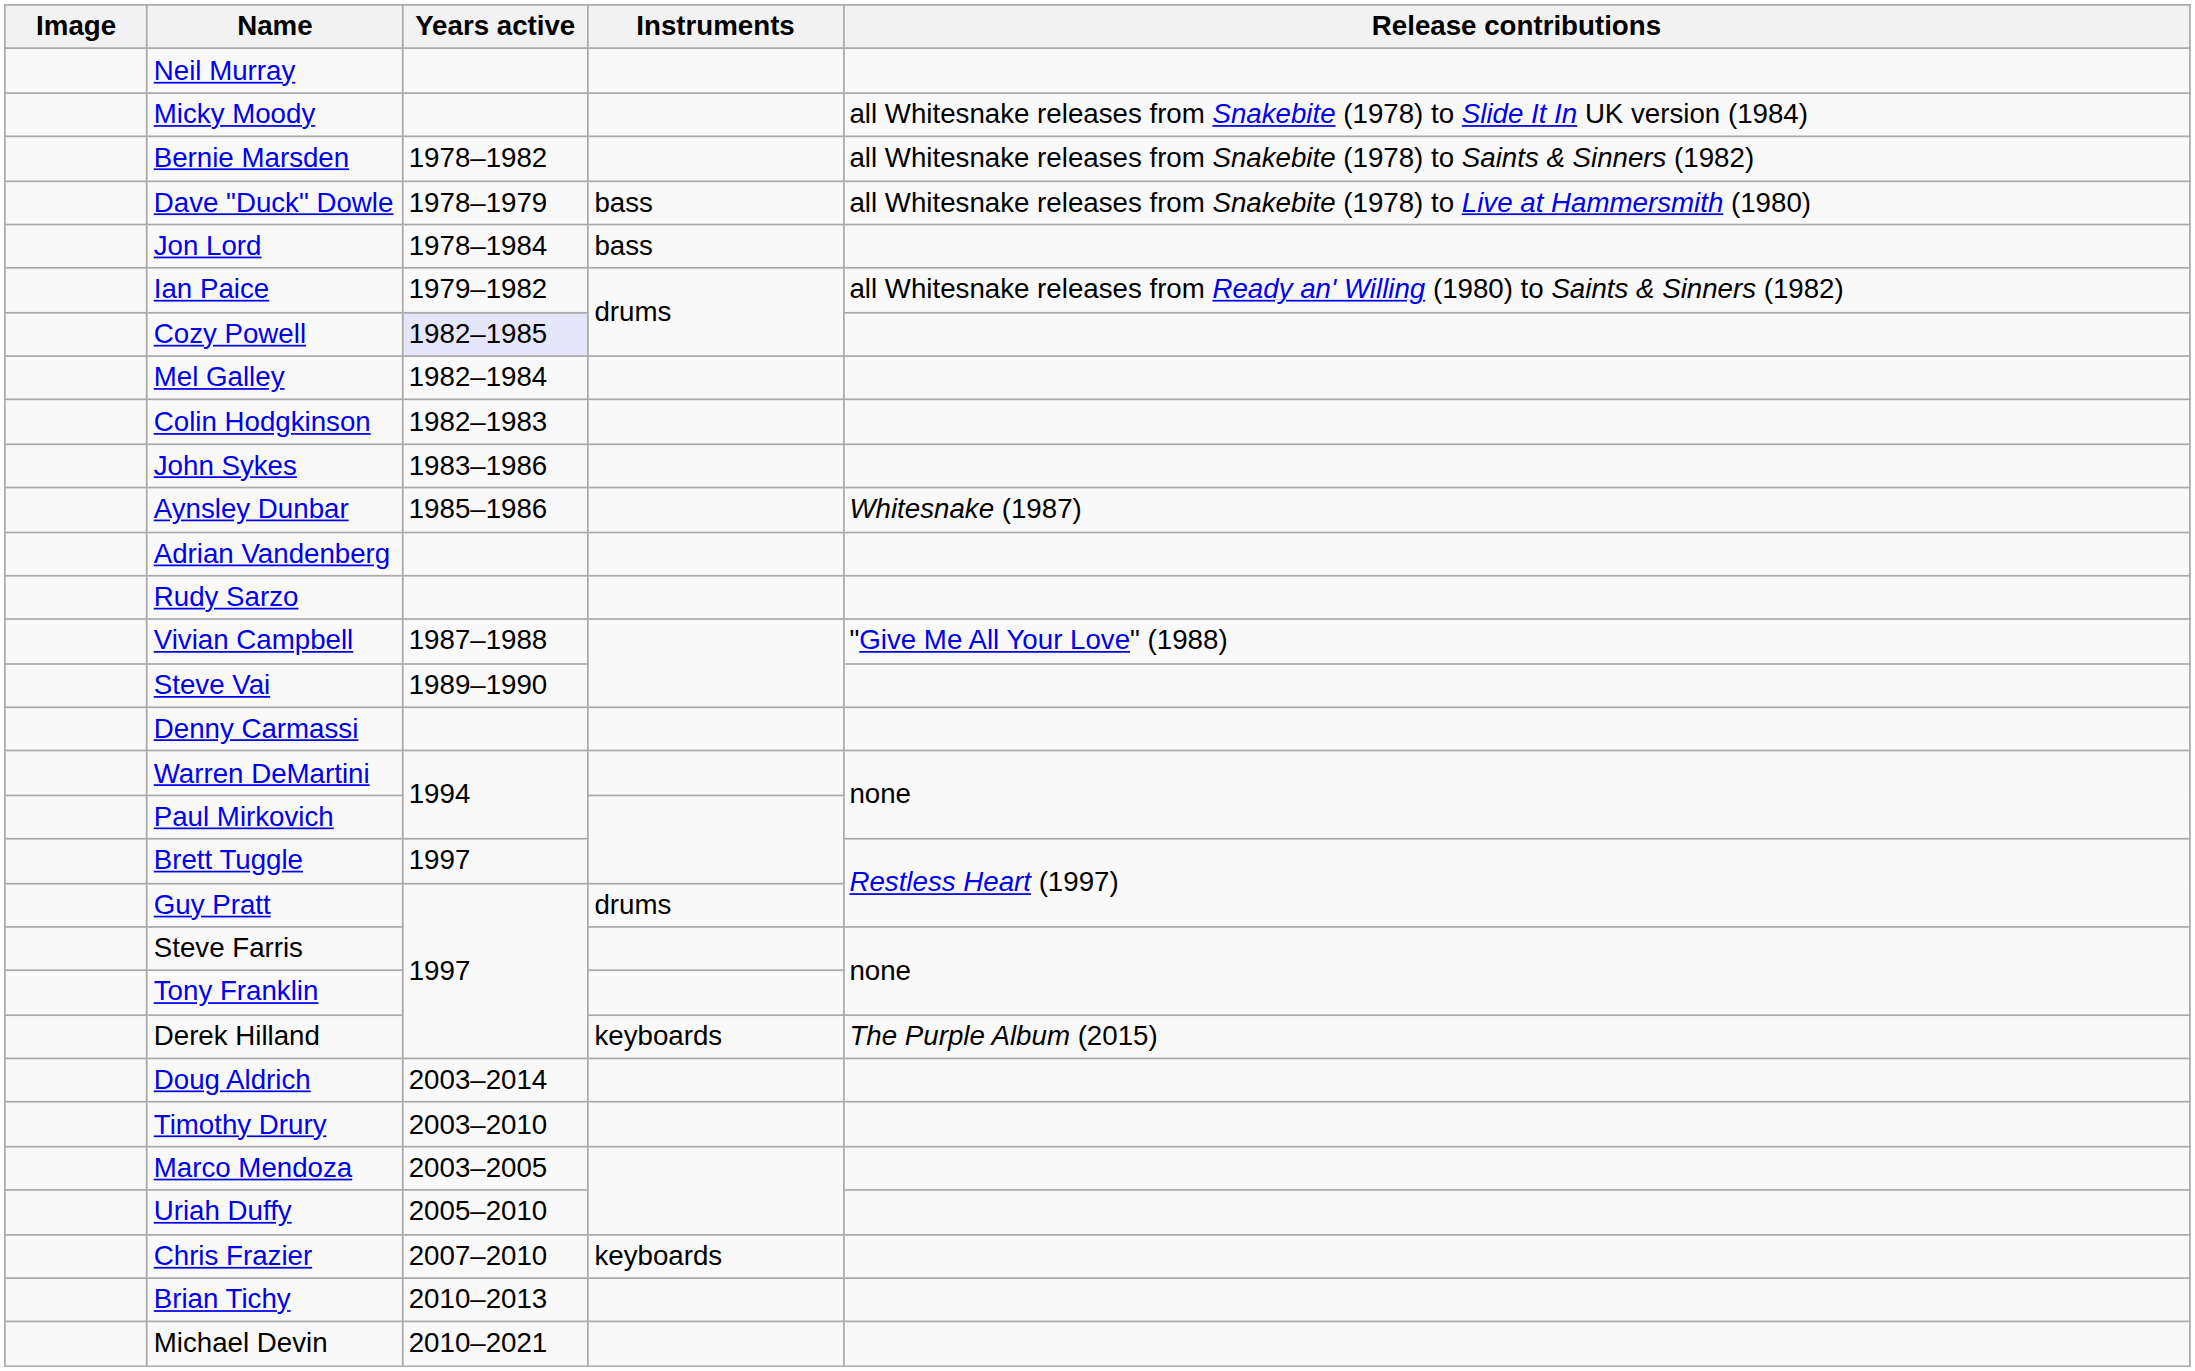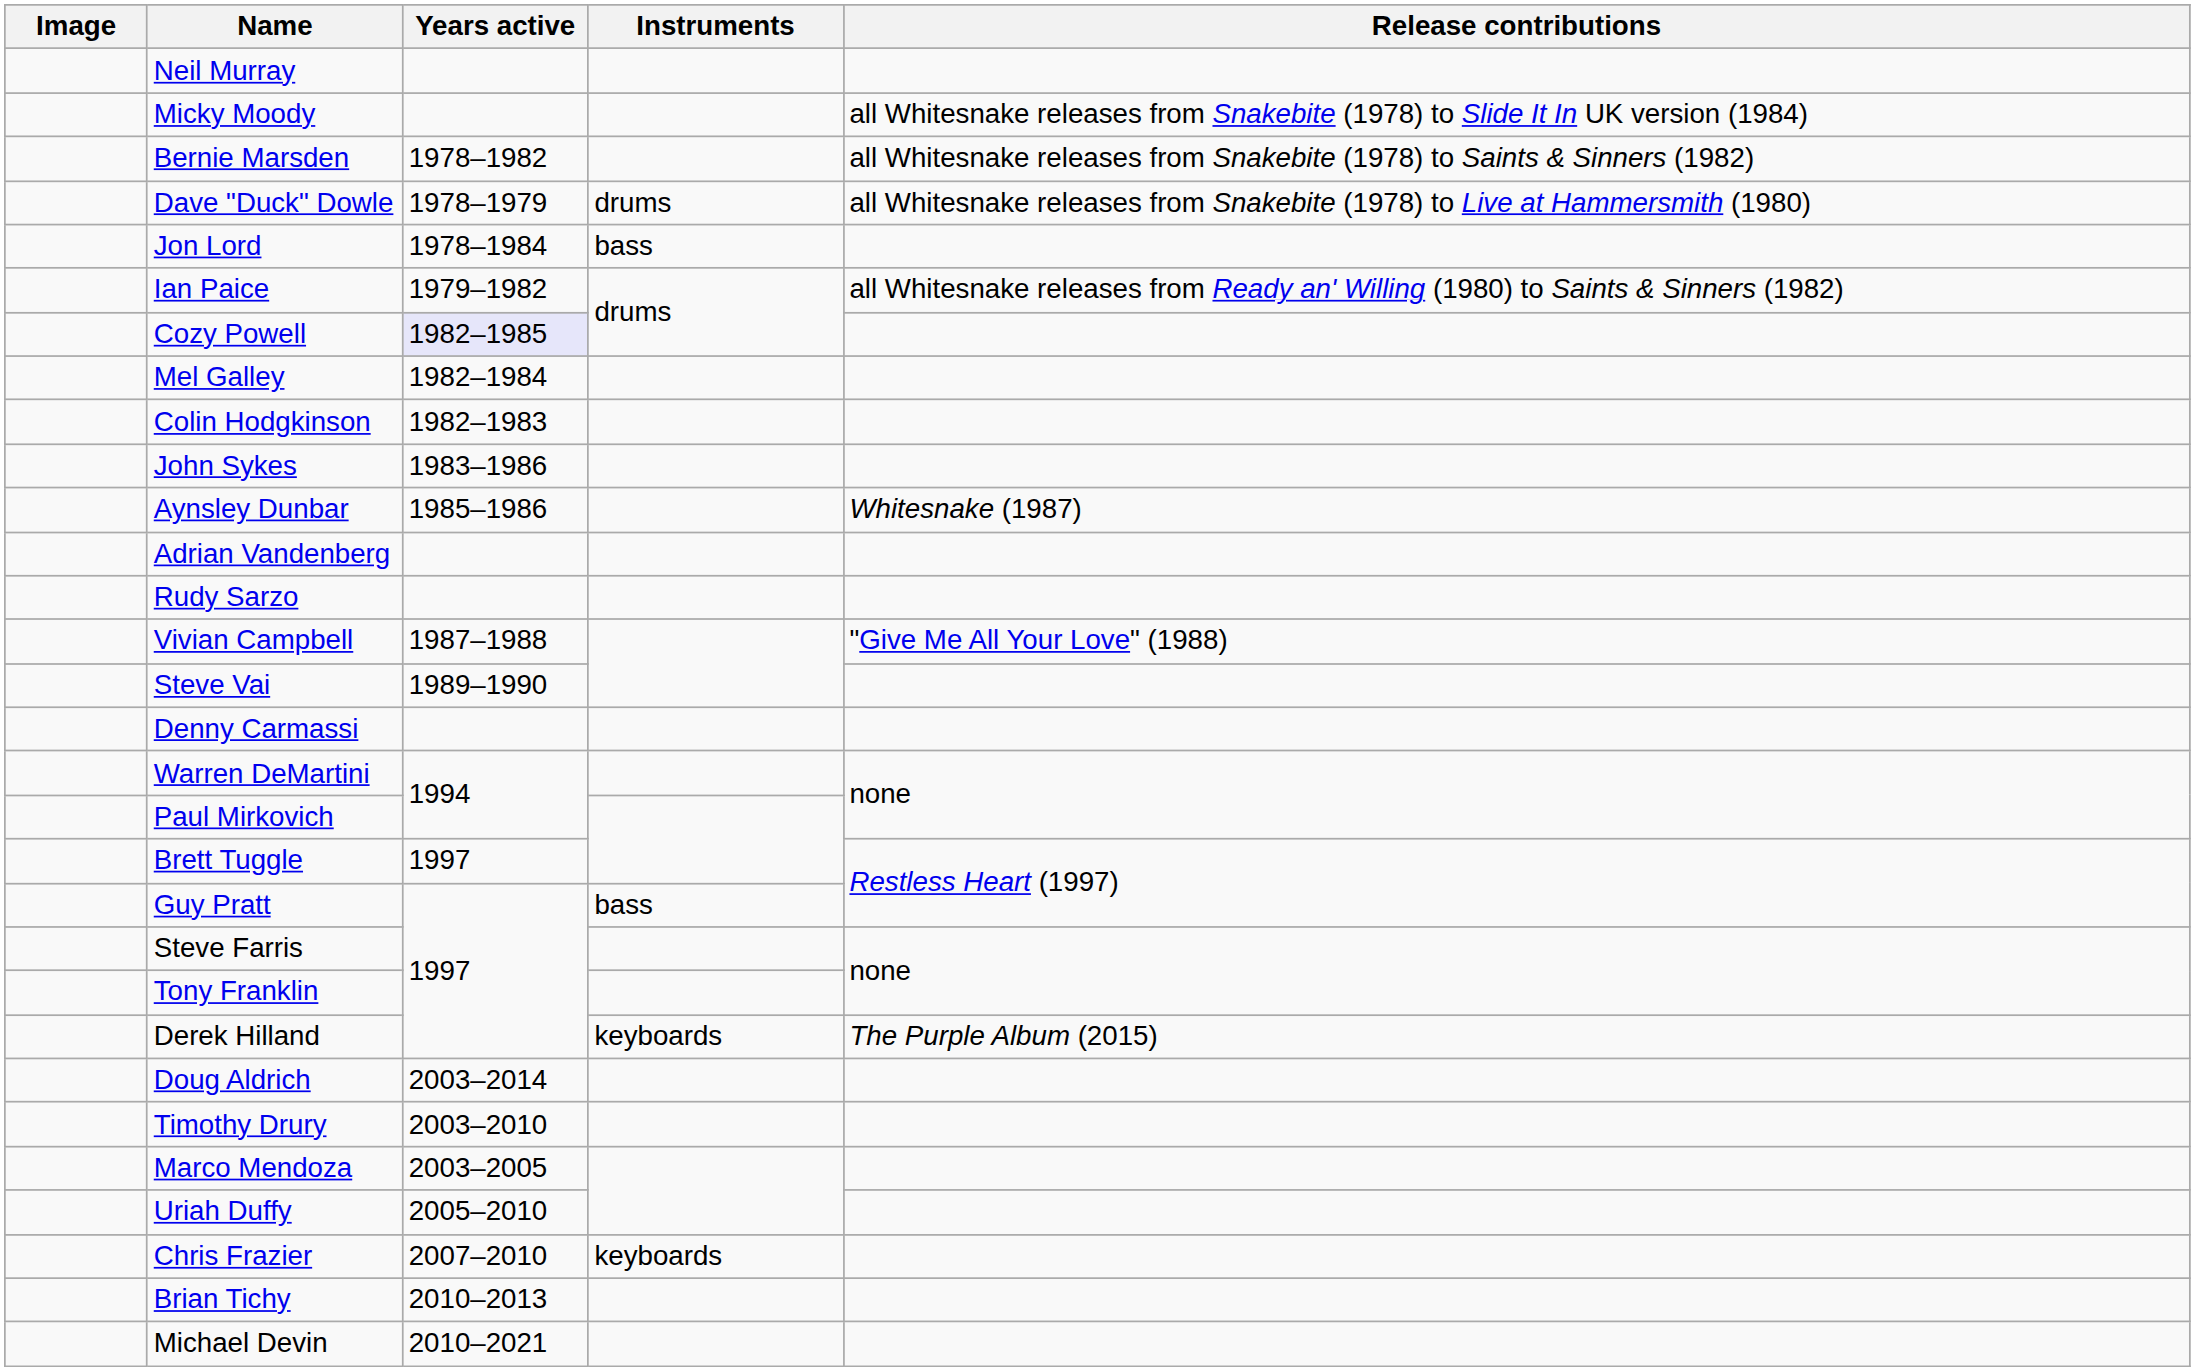(624, 202) bass -> (633, 202) drums
(633, 904) drums -> (624, 904) bass
